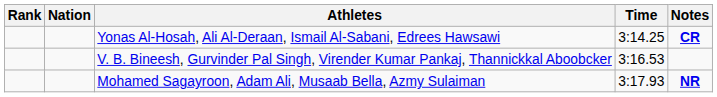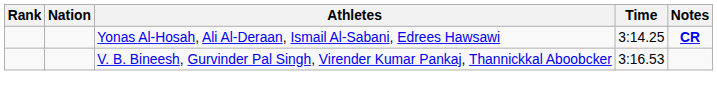- row: (291, 81)
